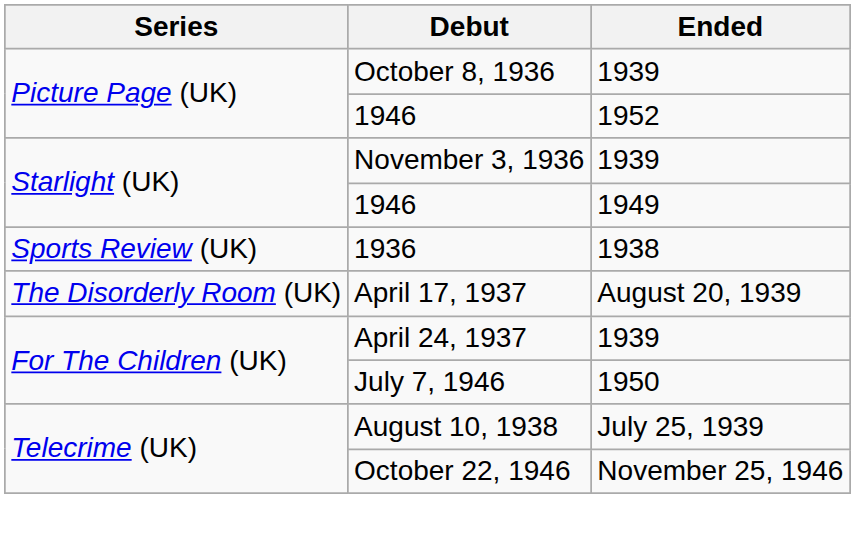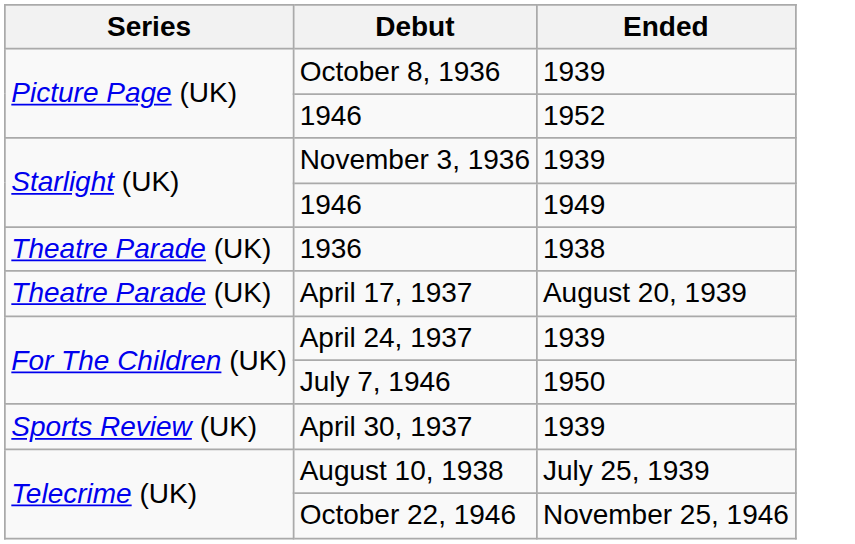(134, 248) Sports Review (UK) -> (141, 248) Theatre Parade (UK)
(176, 293) The Disorderly Room (UK) -> (141, 293) Theatre Parade (UK)
+ row: (386, 426)
